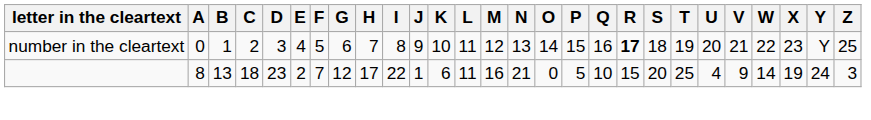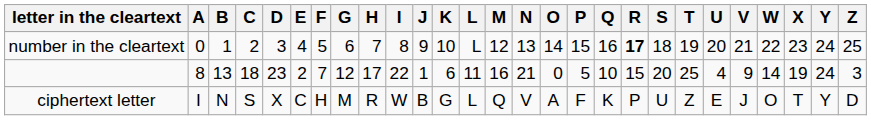(468, 45) 11 -> (477, 45) L
(824, 45) Y -> (825, 45) 24
+ row: (96, 100)
